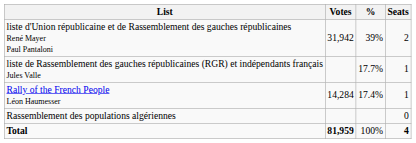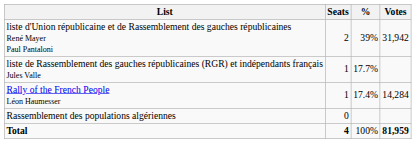columns swapped: (341, 12) <-> (398, 12)
